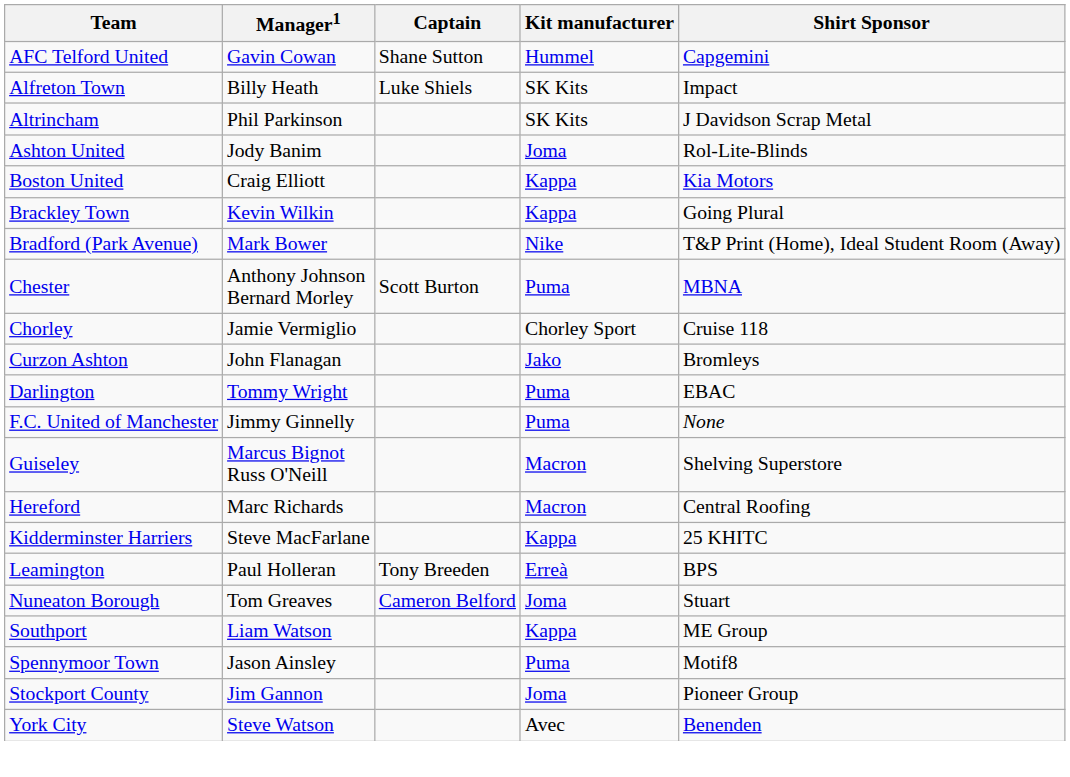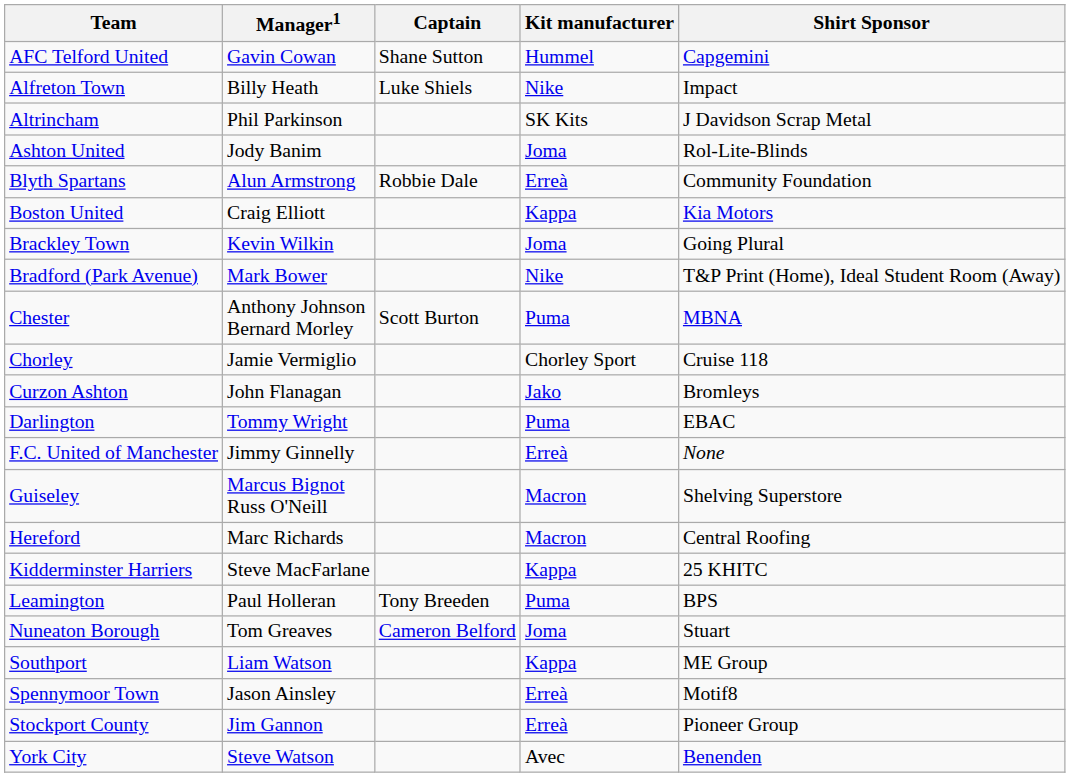(556, 87) SK Kits -> (544, 87) Nike
+ row: (67, 181)
(551, 212) Kappa -> (546, 243) Joma
(547, 422) Puma -> (546, 453) Erreà
(546, 569) Erreà -> (547, 600) Puma
(547, 662) Puma -> (546, 693) Erreà
(546, 693) Joma -> (546, 725) Erreà
